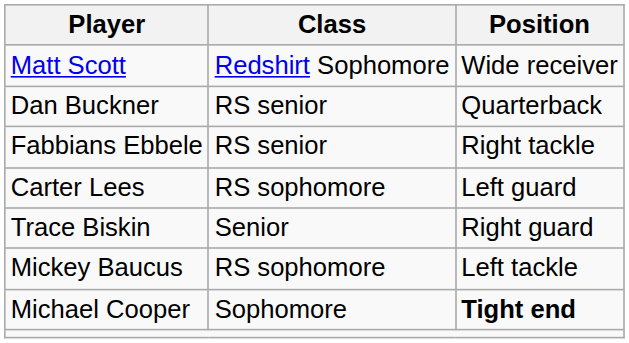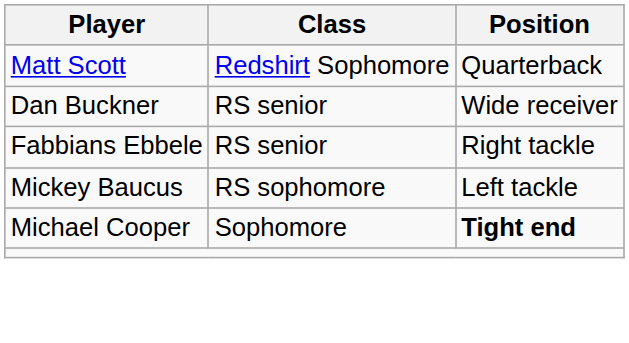(540, 65) Wide receiver -> (532, 65) Quarterback
(532, 106) Quarterback -> (540, 106) Wide receiver
- row: (78, 187)
- row: (81, 227)
